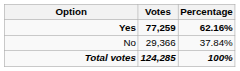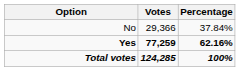rows swapped: (127, 27) <-> (130, 43)
